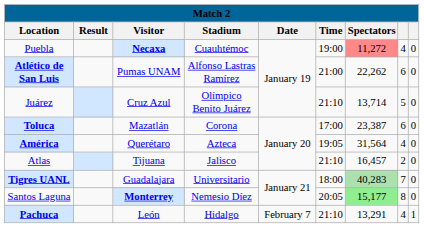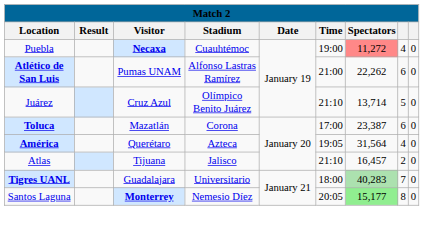- row: (39, 214)
